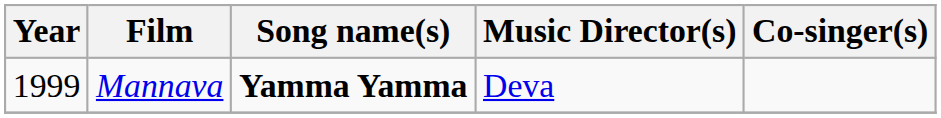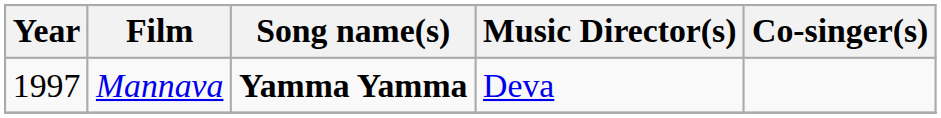(47, 84) 1999 -> (47, 84) 1997
